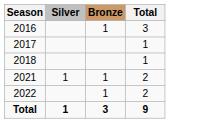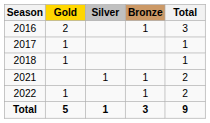+ column: (65, 12)
